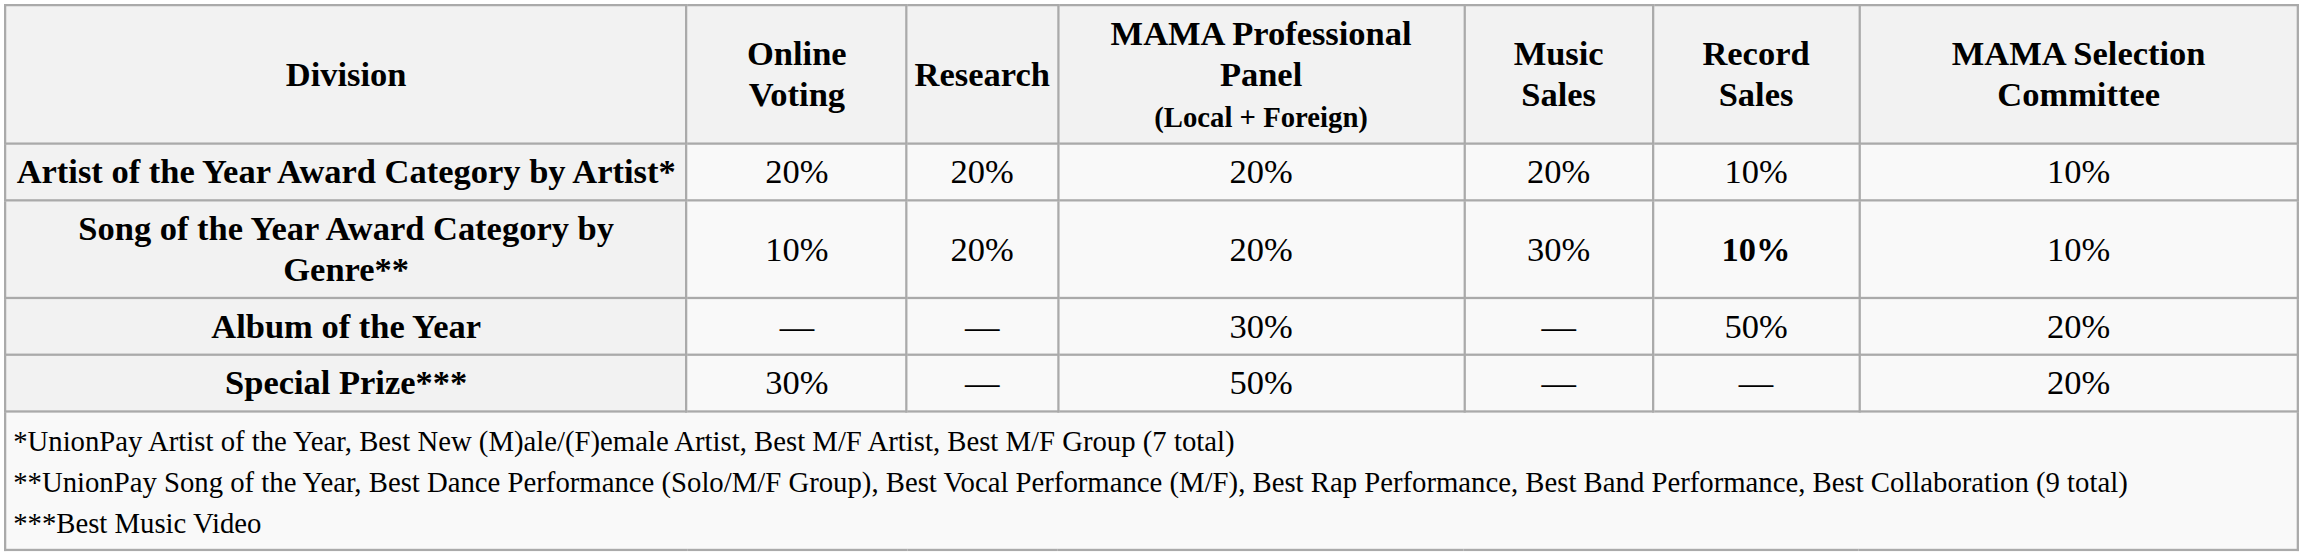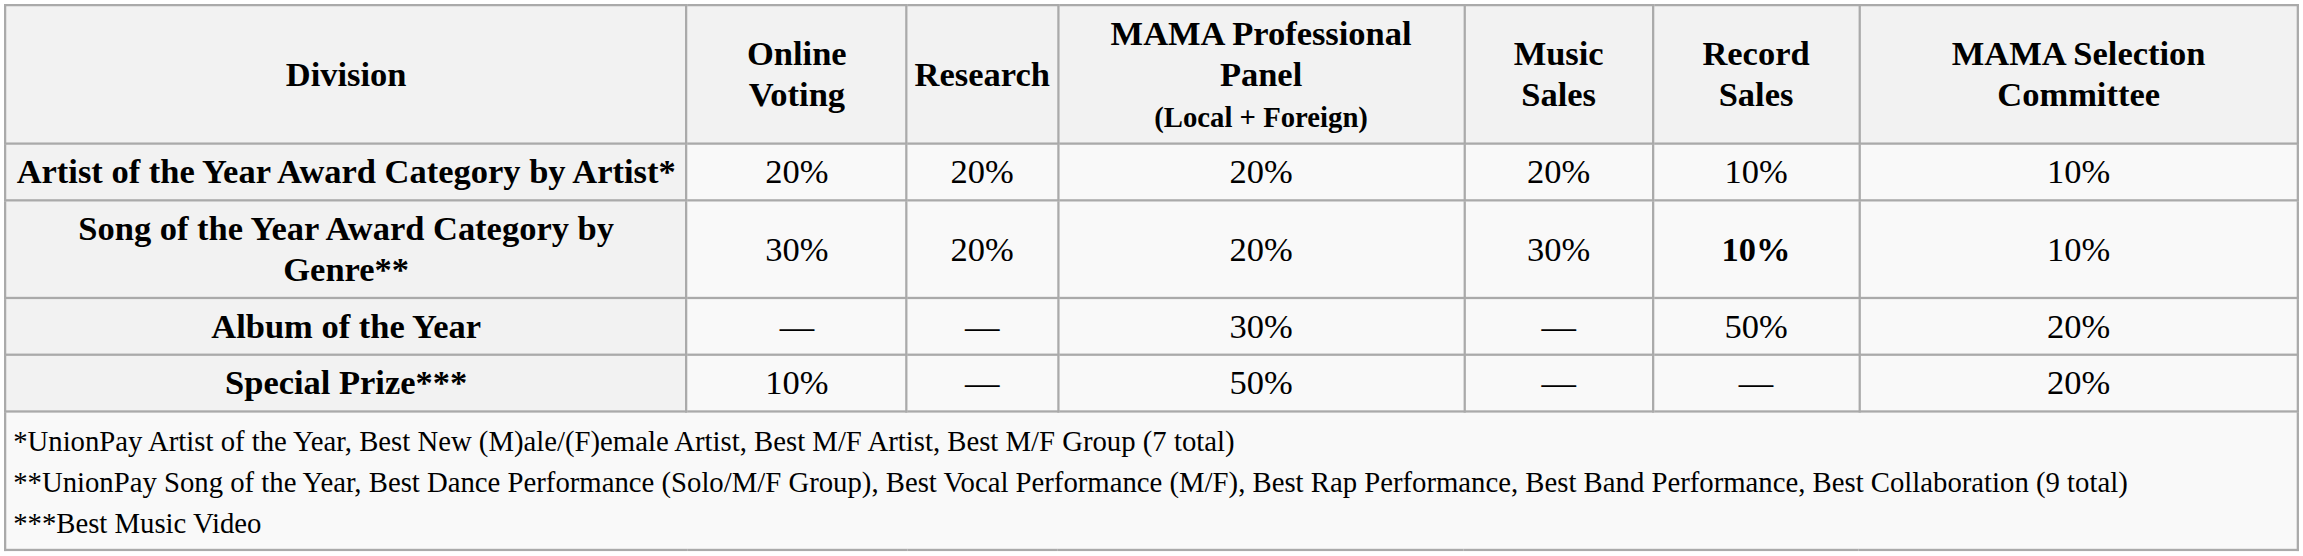(797, 249) 10% -> (797, 249) 30%
(797, 383) 30% -> (797, 383) 10%
